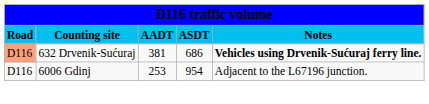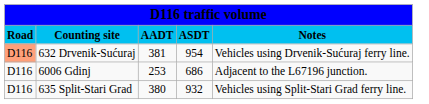(194, 53) 686 -> (194, 53) 954
(318, 53) bold -> (312, 53) normal
(194, 71) 954 -> (194, 71) 686
+ row: (85, 89)
